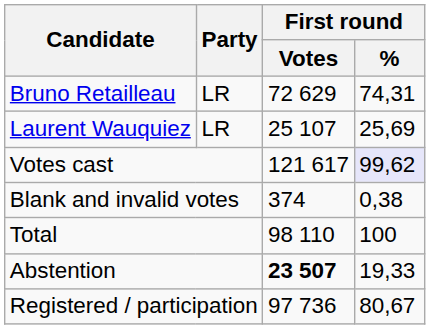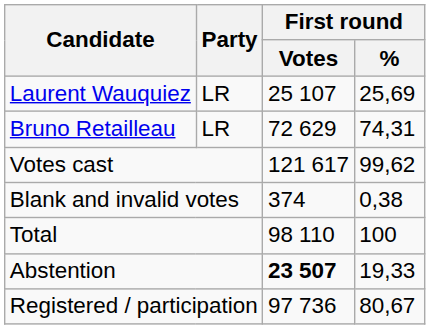rows swapped: (93, 93) <-> (100, 128)
(387, 164) lavender background -> (387, 164) no background
